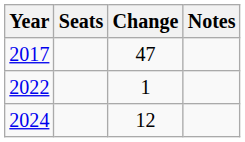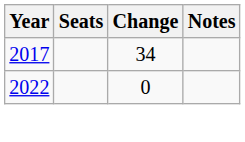(145, 54) 47 -> (145, 54) 34
(145, 87) 1 -> (145, 87) 0
- row: (29, 120)
